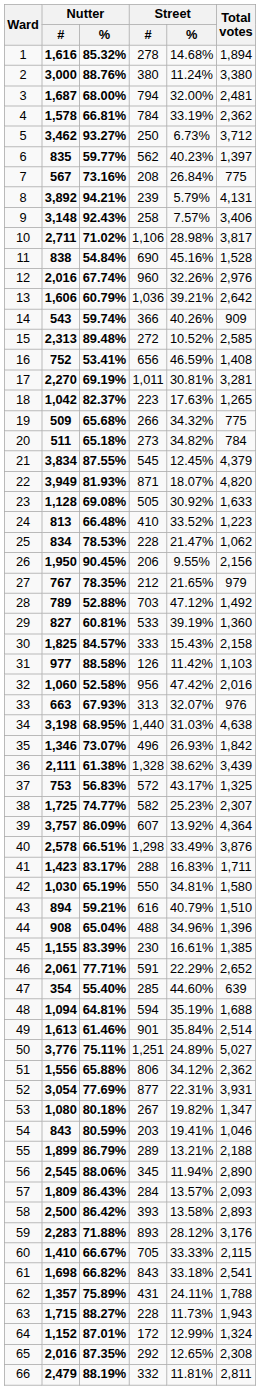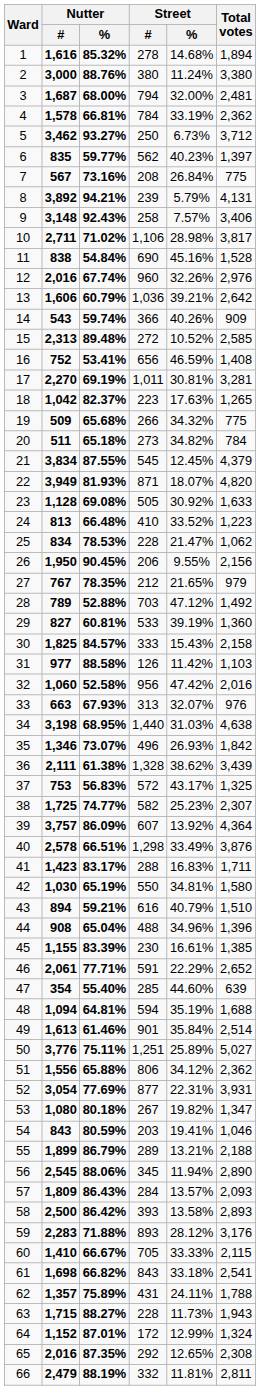(192, 1049) 24.89% -> (192, 1049) 25.89%
